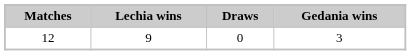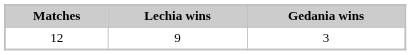- column: (240, 16)
